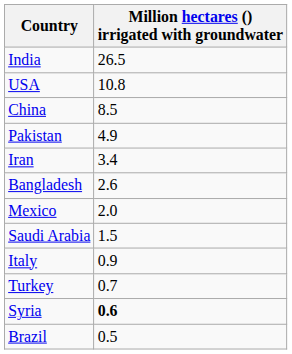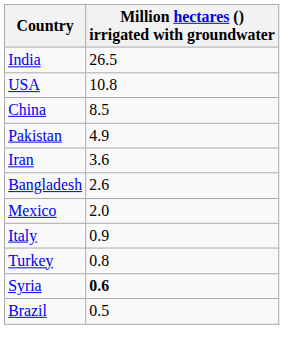(108, 160) 3.4 -> (99, 160) 3.6
- row: (49, 235)
(108, 286) 0.7 -> (99, 260) 0.8
